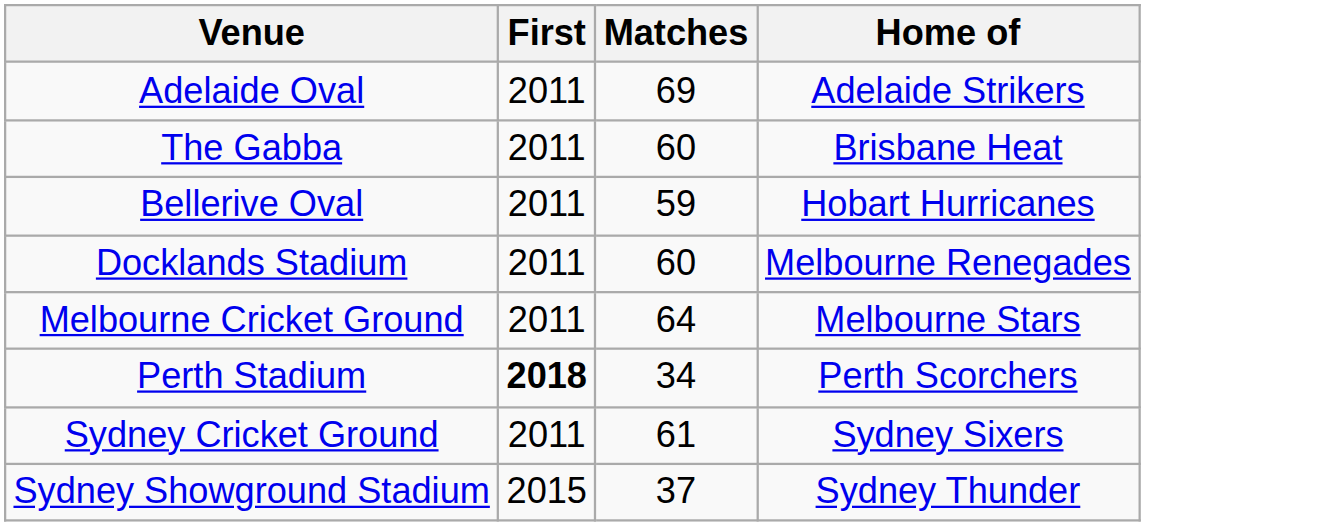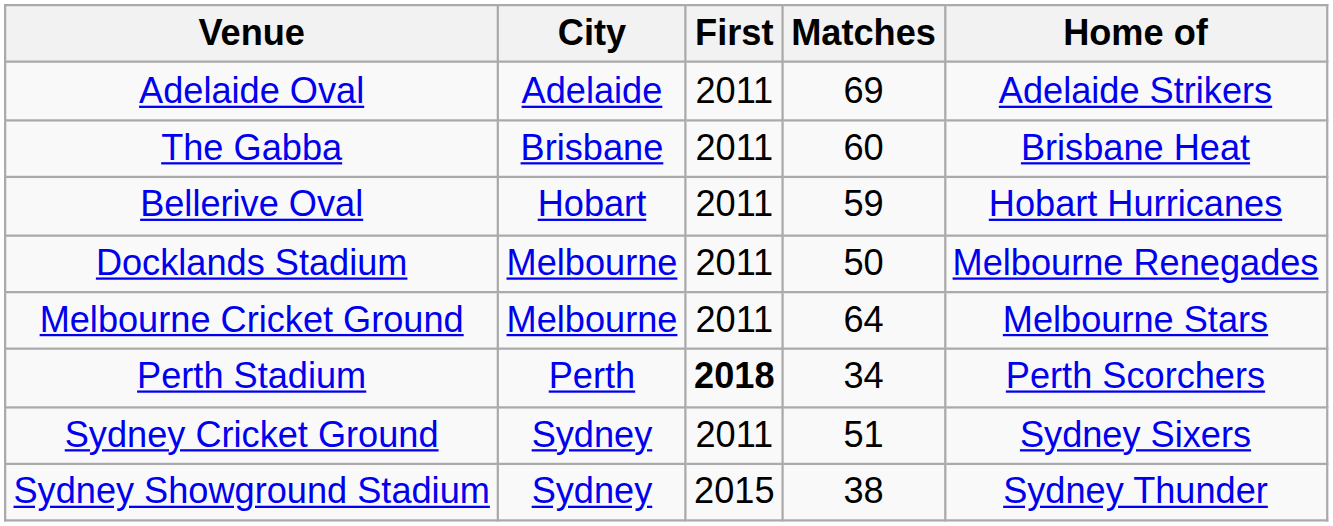+ column: (592, 33)
(676, 262) 60 -> (864, 262) 50
(676, 434) 61 -> (864, 434) 51
(676, 491) 37 -> (864, 491) 38
